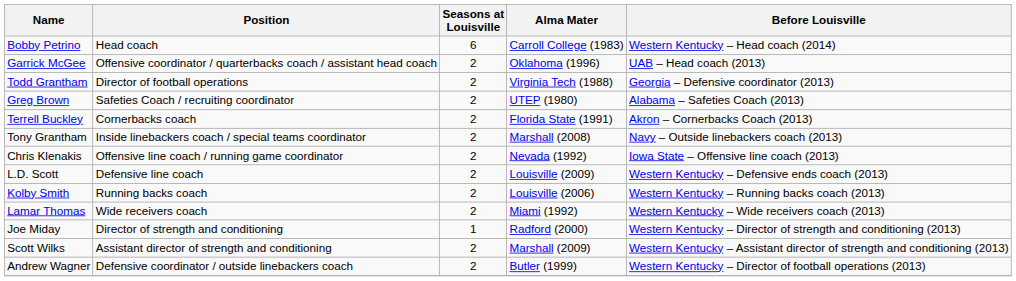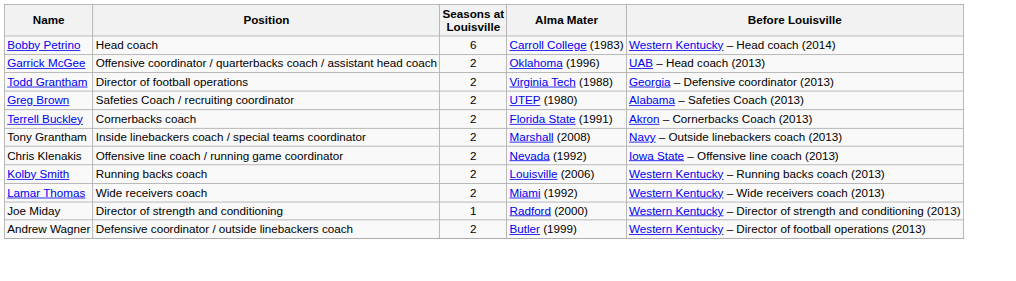- row: (33, 174)
- row: (36, 248)
